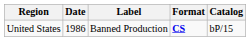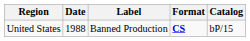(75, 28) 1986 -> (75, 28) 1988
